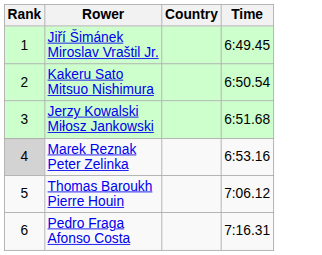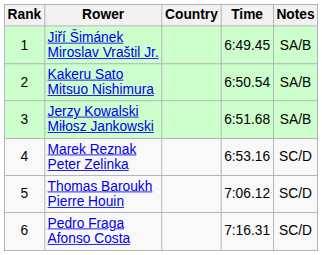+ column: (296, 15)
(24, 156) lightgrey background -> (24, 156) no background
